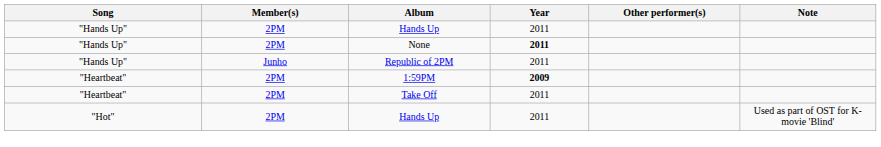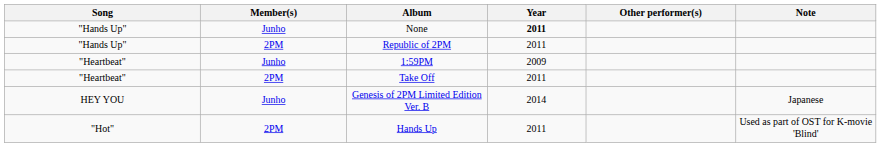- row: (103, 29)
(275, 45) 2PM -> (274, 29) Junho
(275, 61) Junho -> (274, 45) 2PM
(275, 78) 2PM -> (274, 61) Junho
(539, 78) bold -> (536, 61) normal
+ row: (102, 100)
